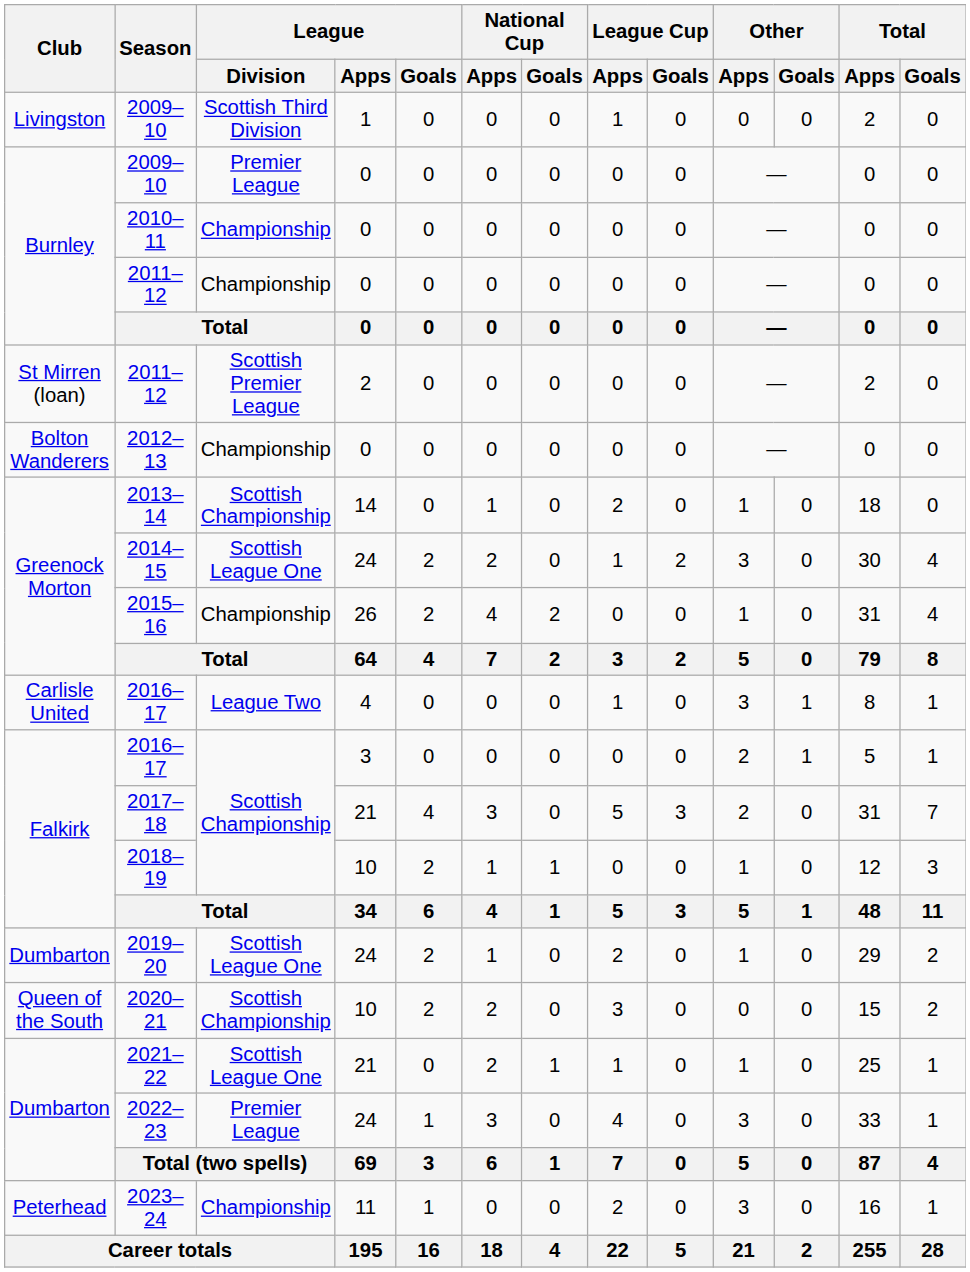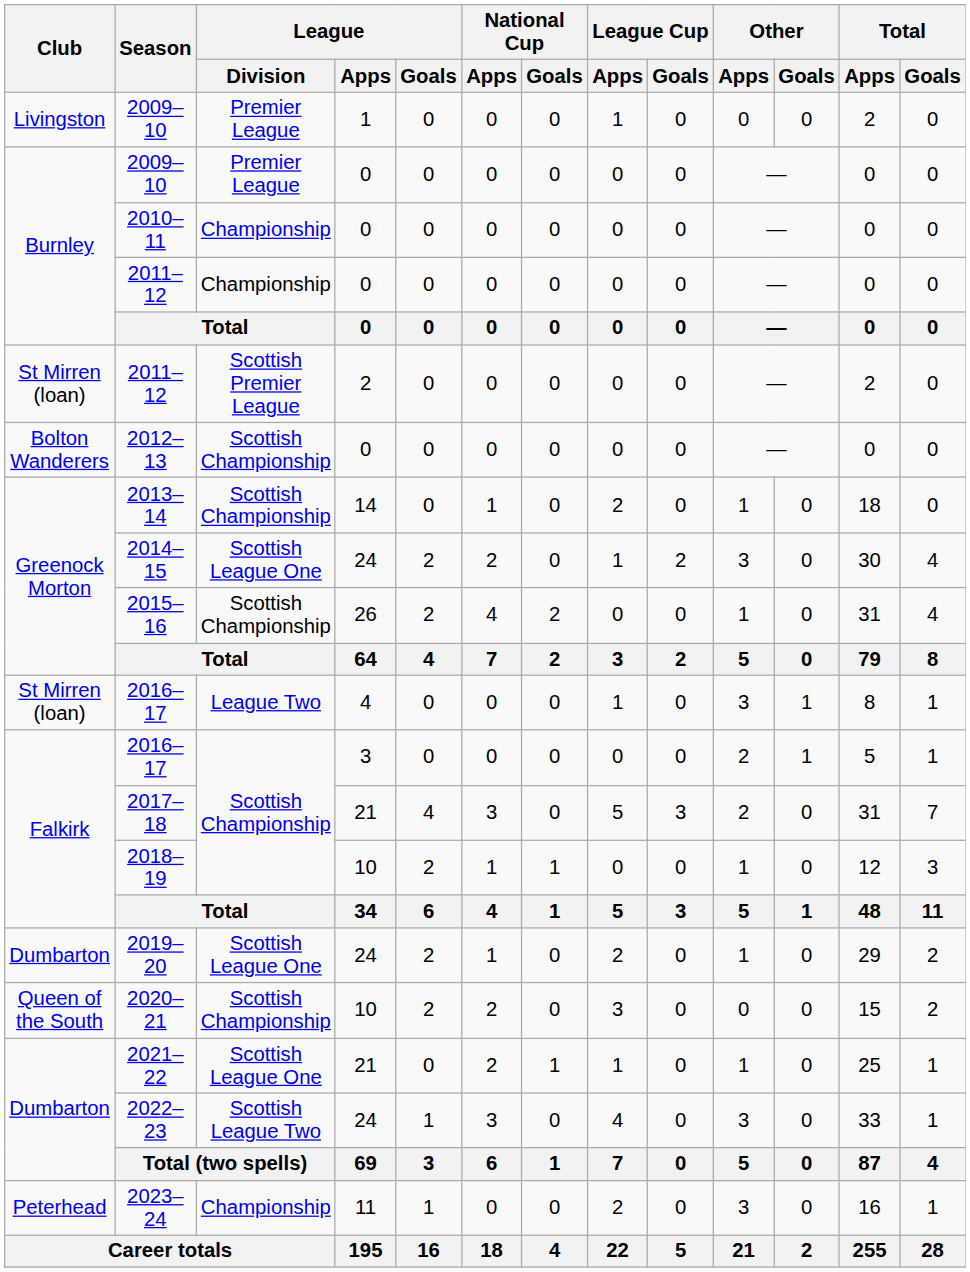(266, 119) Scottish Third Division -> (266, 119) Premier League
(266, 449) Championship -> (266, 449) Scottish Championship
(266, 615) Championship -> (266, 615) Scottish Championship
(60, 702) Carlisle United -> (60, 702) St Mirren (loan)
(266, 1120) Premier League -> (266, 1120) Scottish League Two
